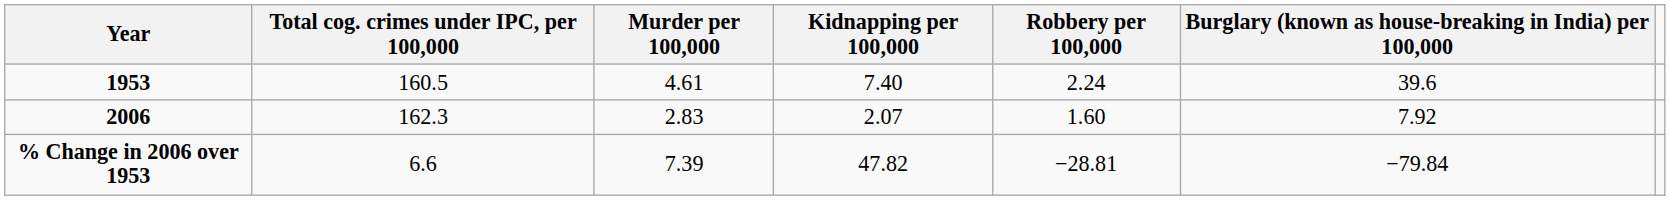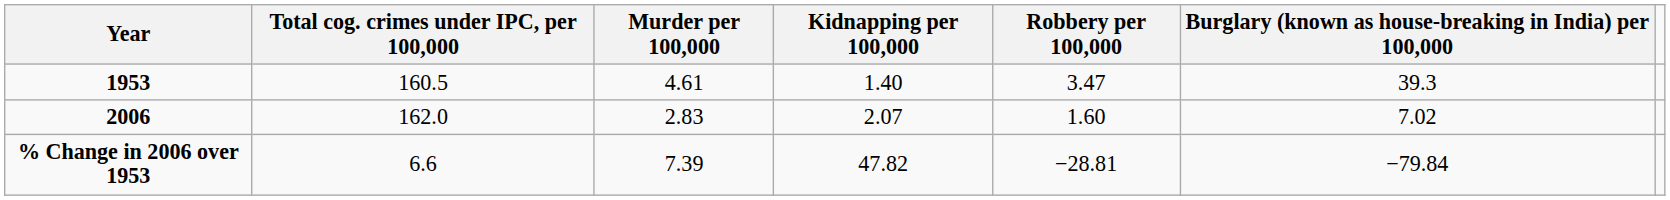(883, 81) 7.40 -> (883, 81) 1.40
(1086, 81) 2.24 -> (1086, 81) 3.47
(1417, 81) 39.6 -> (1417, 81) 39.3
(423, 116) 162.3 -> (423, 116) 162.0
(1417, 116) 7.92 -> (1417, 116) 7.02
